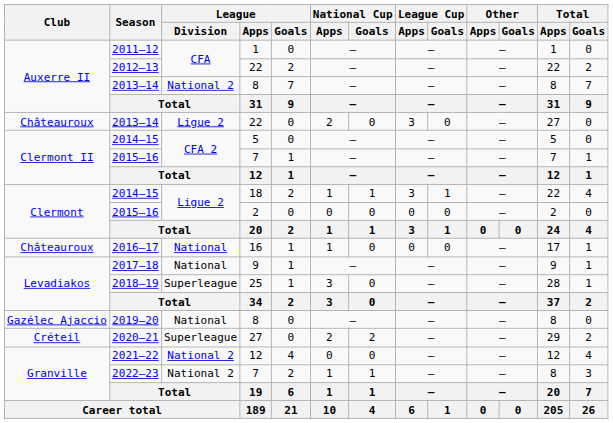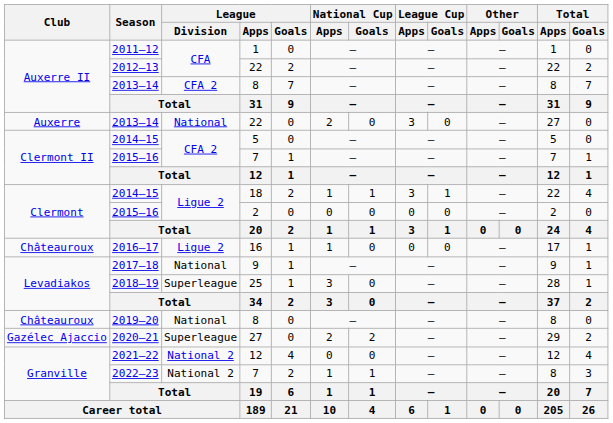(201, 85) National 2 -> (201, 85) CFA 2
(57, 121) Châteauroux -> (57, 121) Auxerre
(201, 121) Ligue 2 -> (201, 121) National
(201, 248) National -> (201, 248) Ligue 2
(57, 320) Gazélec Ajaccio -> (57, 320) Châteauroux
(57, 338) Créteil -> (57, 338) Gazélec Ajaccio
